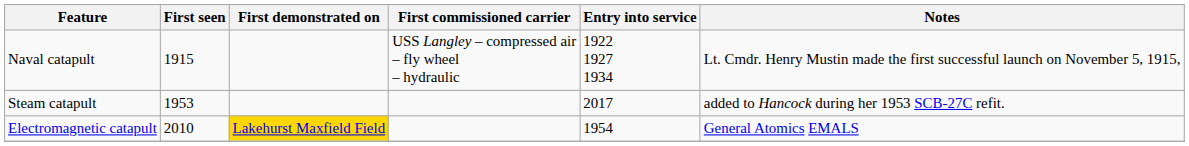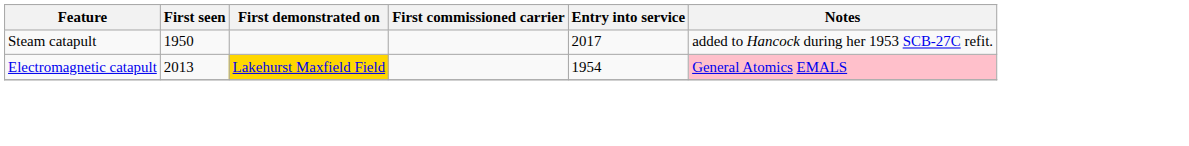- row: (51, 60)
(179, 103) 1953 -> (179, 42) 1950
(179, 128) 2010 -> (179, 67) 2013
(781, 128) no background -> (770, 67) pink background
